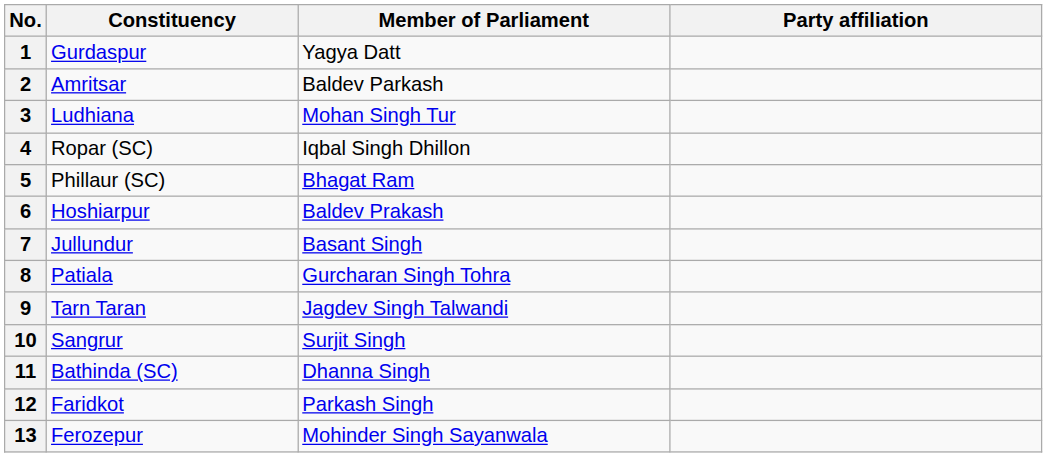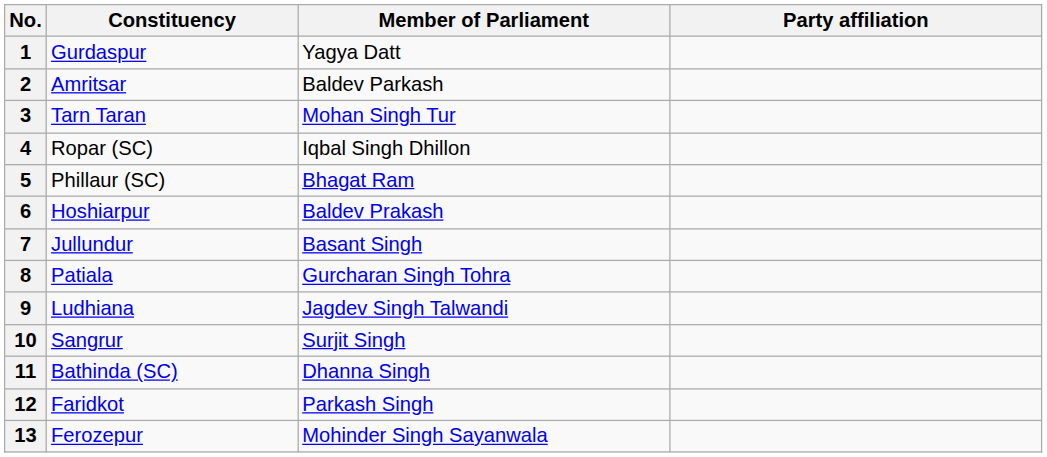(93, 116) Ludhiana -> (98, 116) Tarn Taran
(98, 308) Tarn Taran -> (93, 308) Ludhiana
